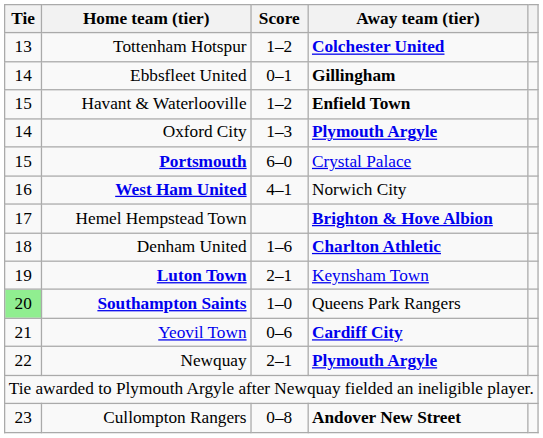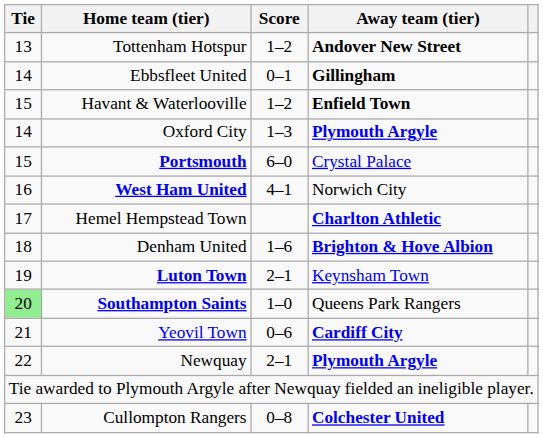(378, 46) Colchester United -> (386, 46) Andover New Street
(402, 217) Brighton & Hove Albion -> (376, 217) Charlton Athletic
(376, 246) Charlton Athletic -> (402, 246) Brighton & Hove Albion
(386, 417) Andover New Street -> (378, 417) Colchester United
